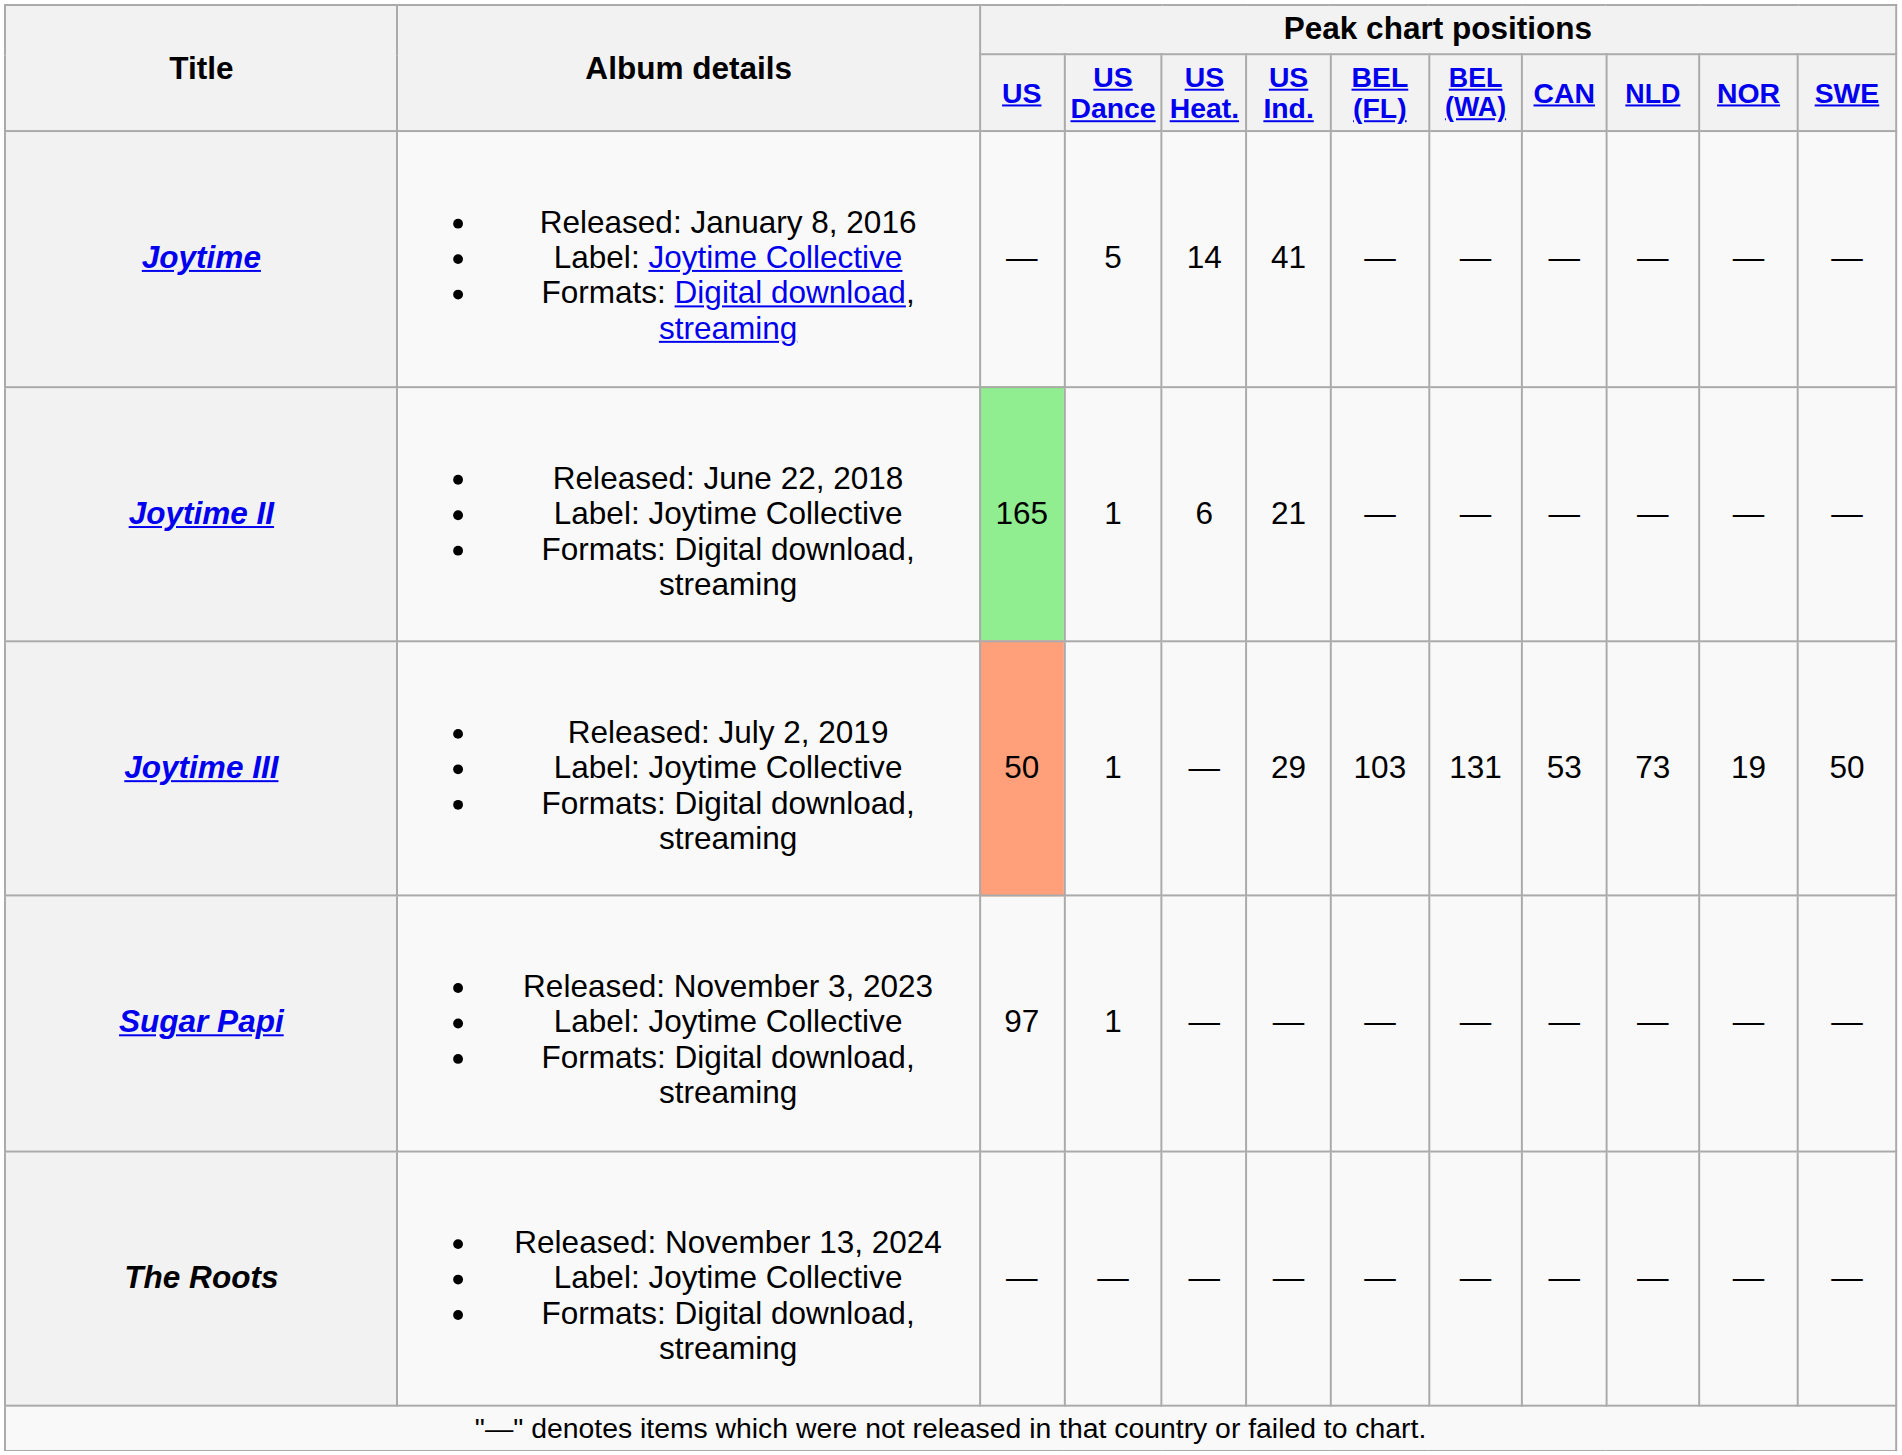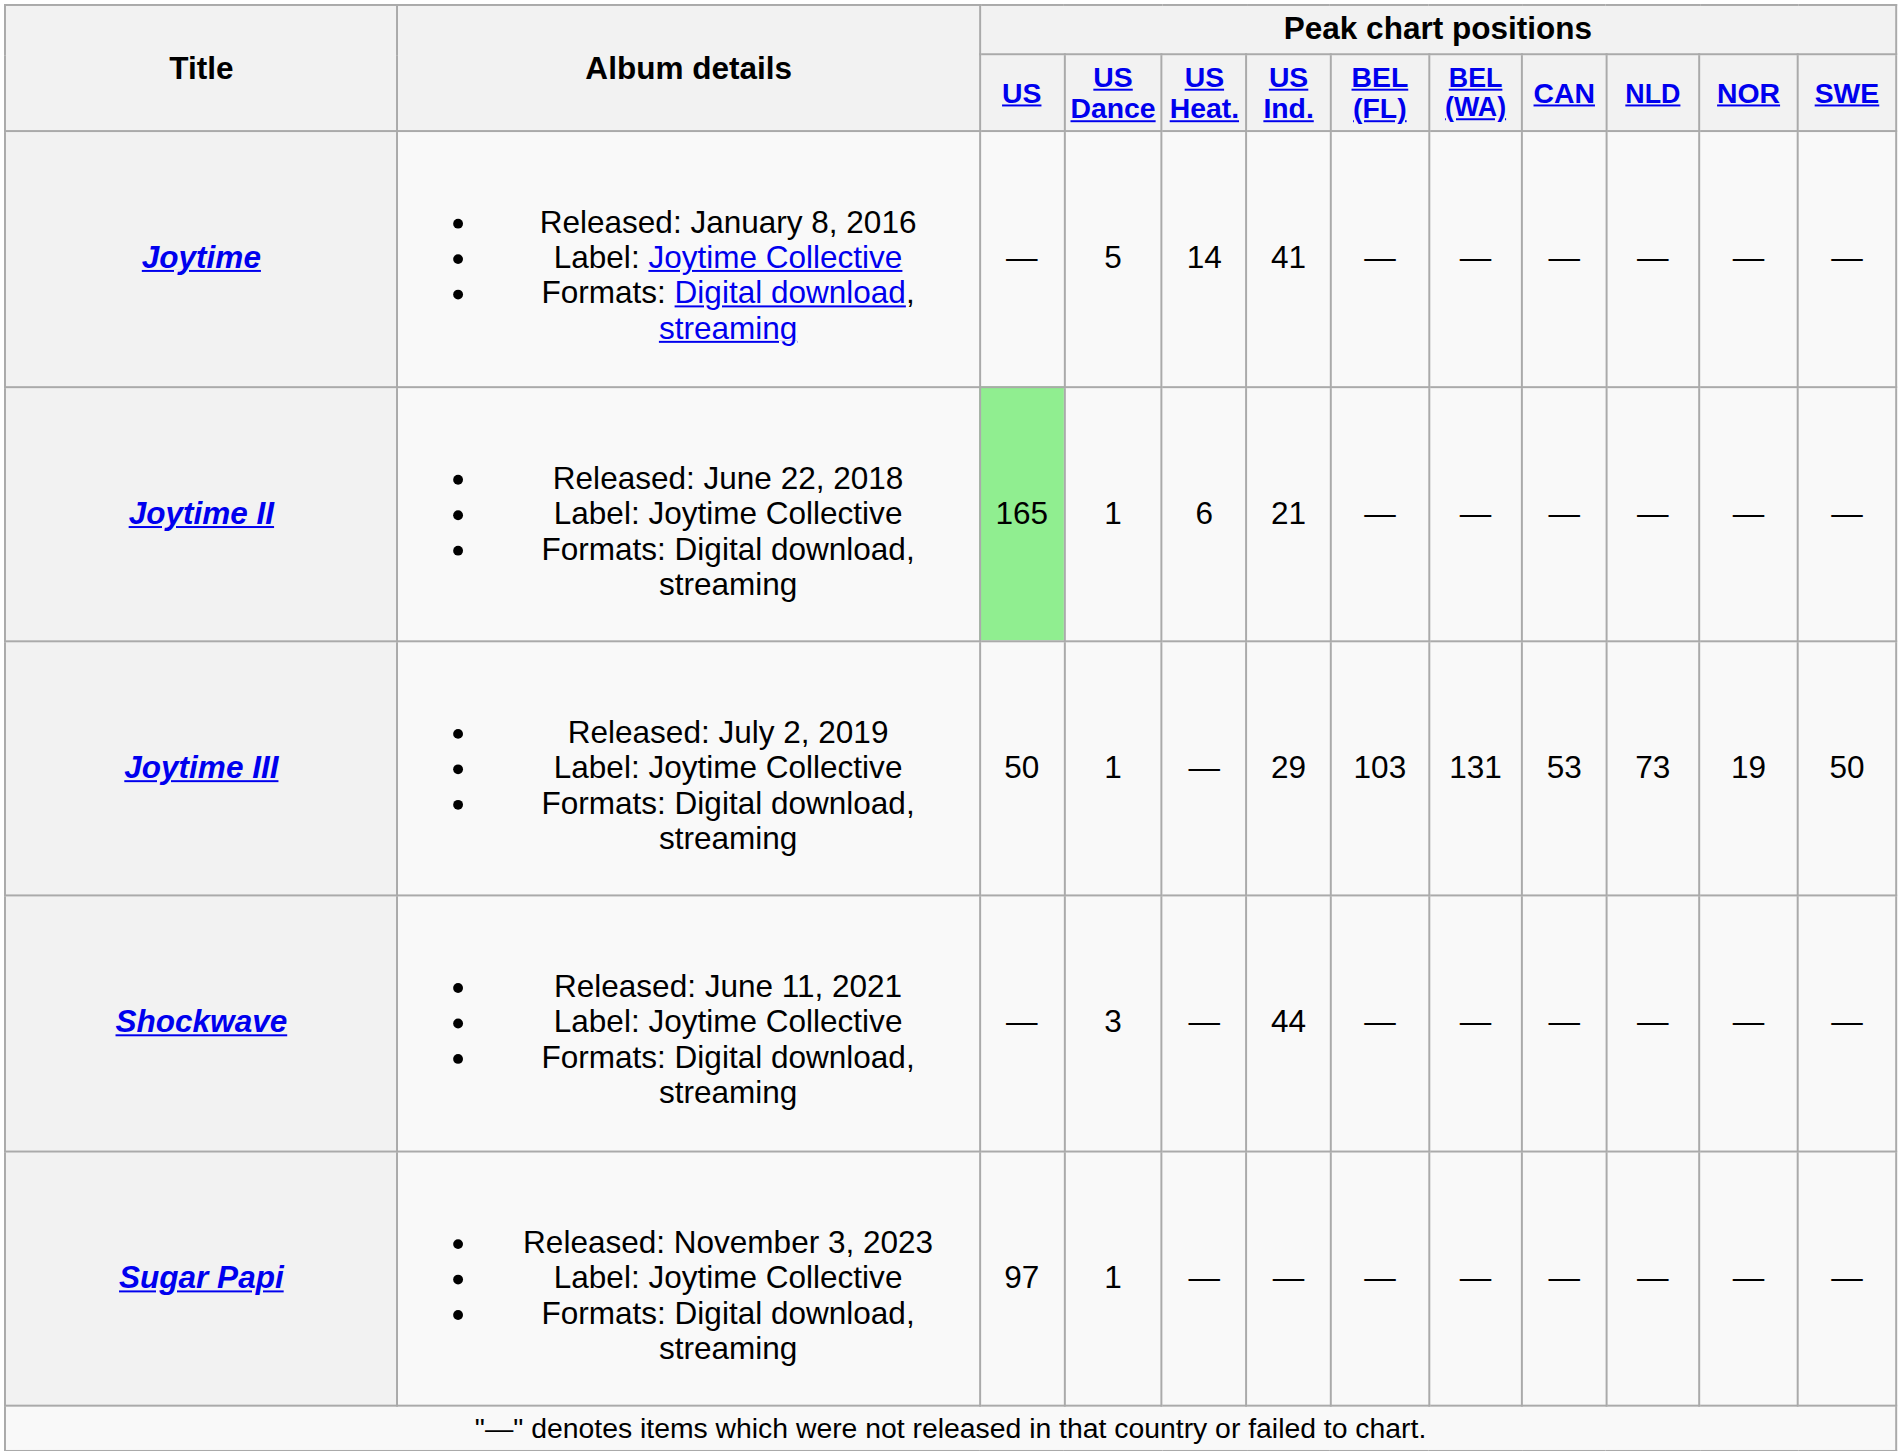(1022, 767) lightsalmon background -> (1022, 767) no background
+ row: (201, 1022)
- row: (201, 1277)
